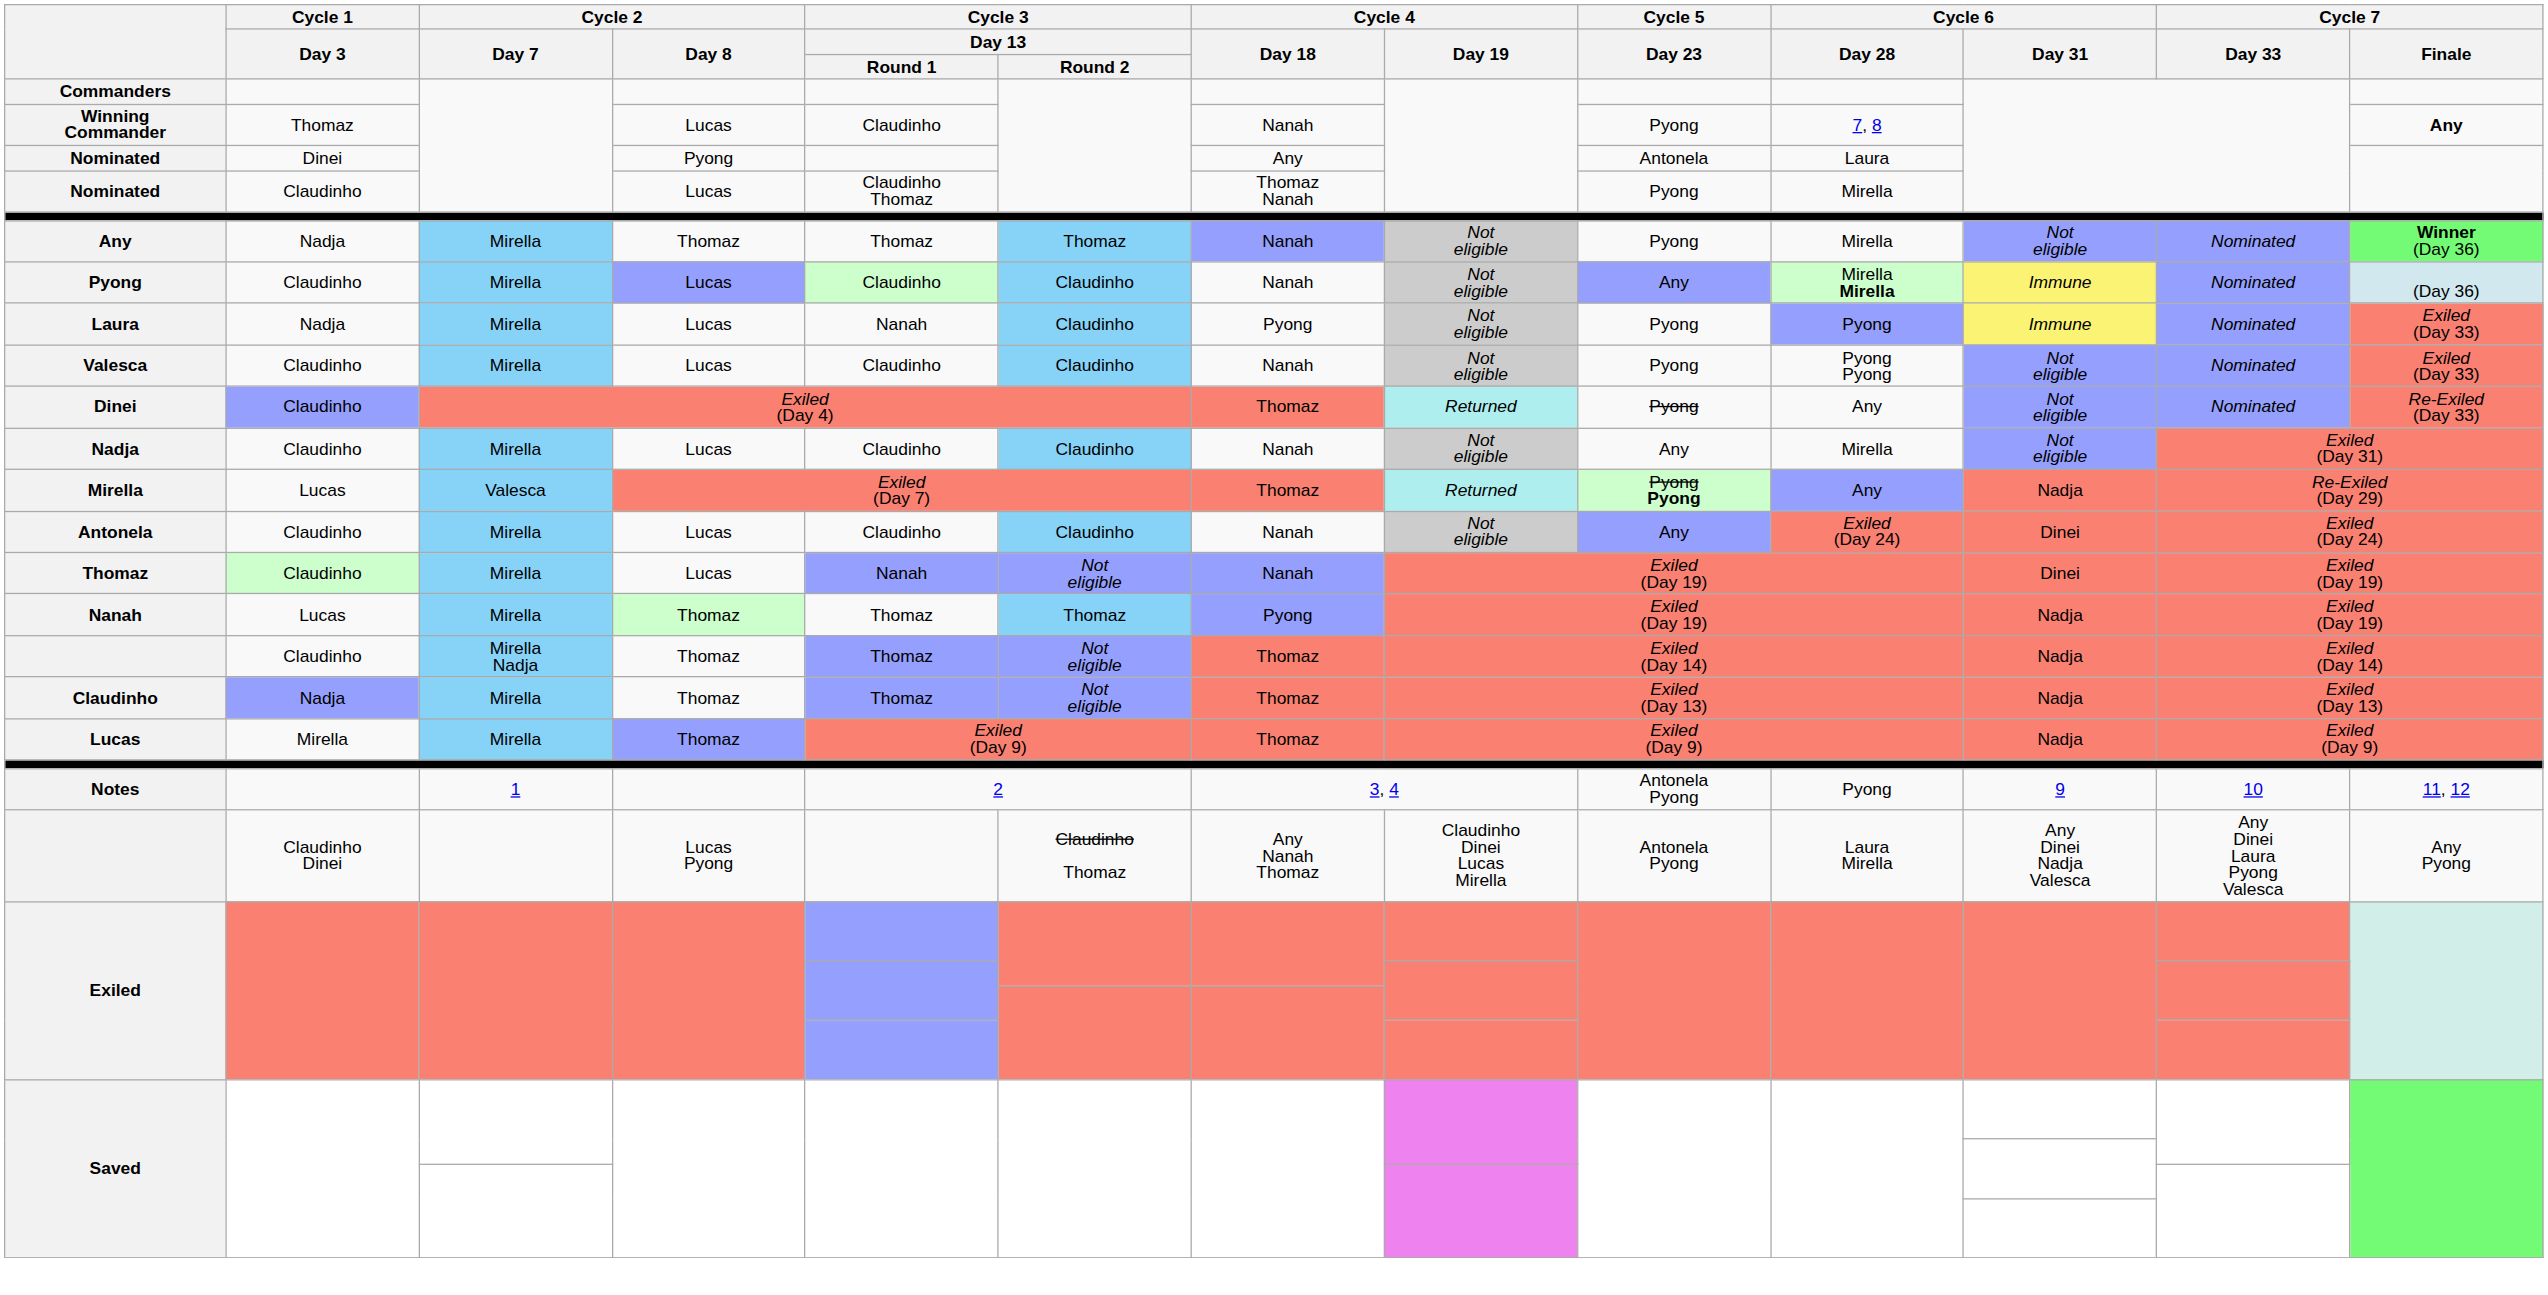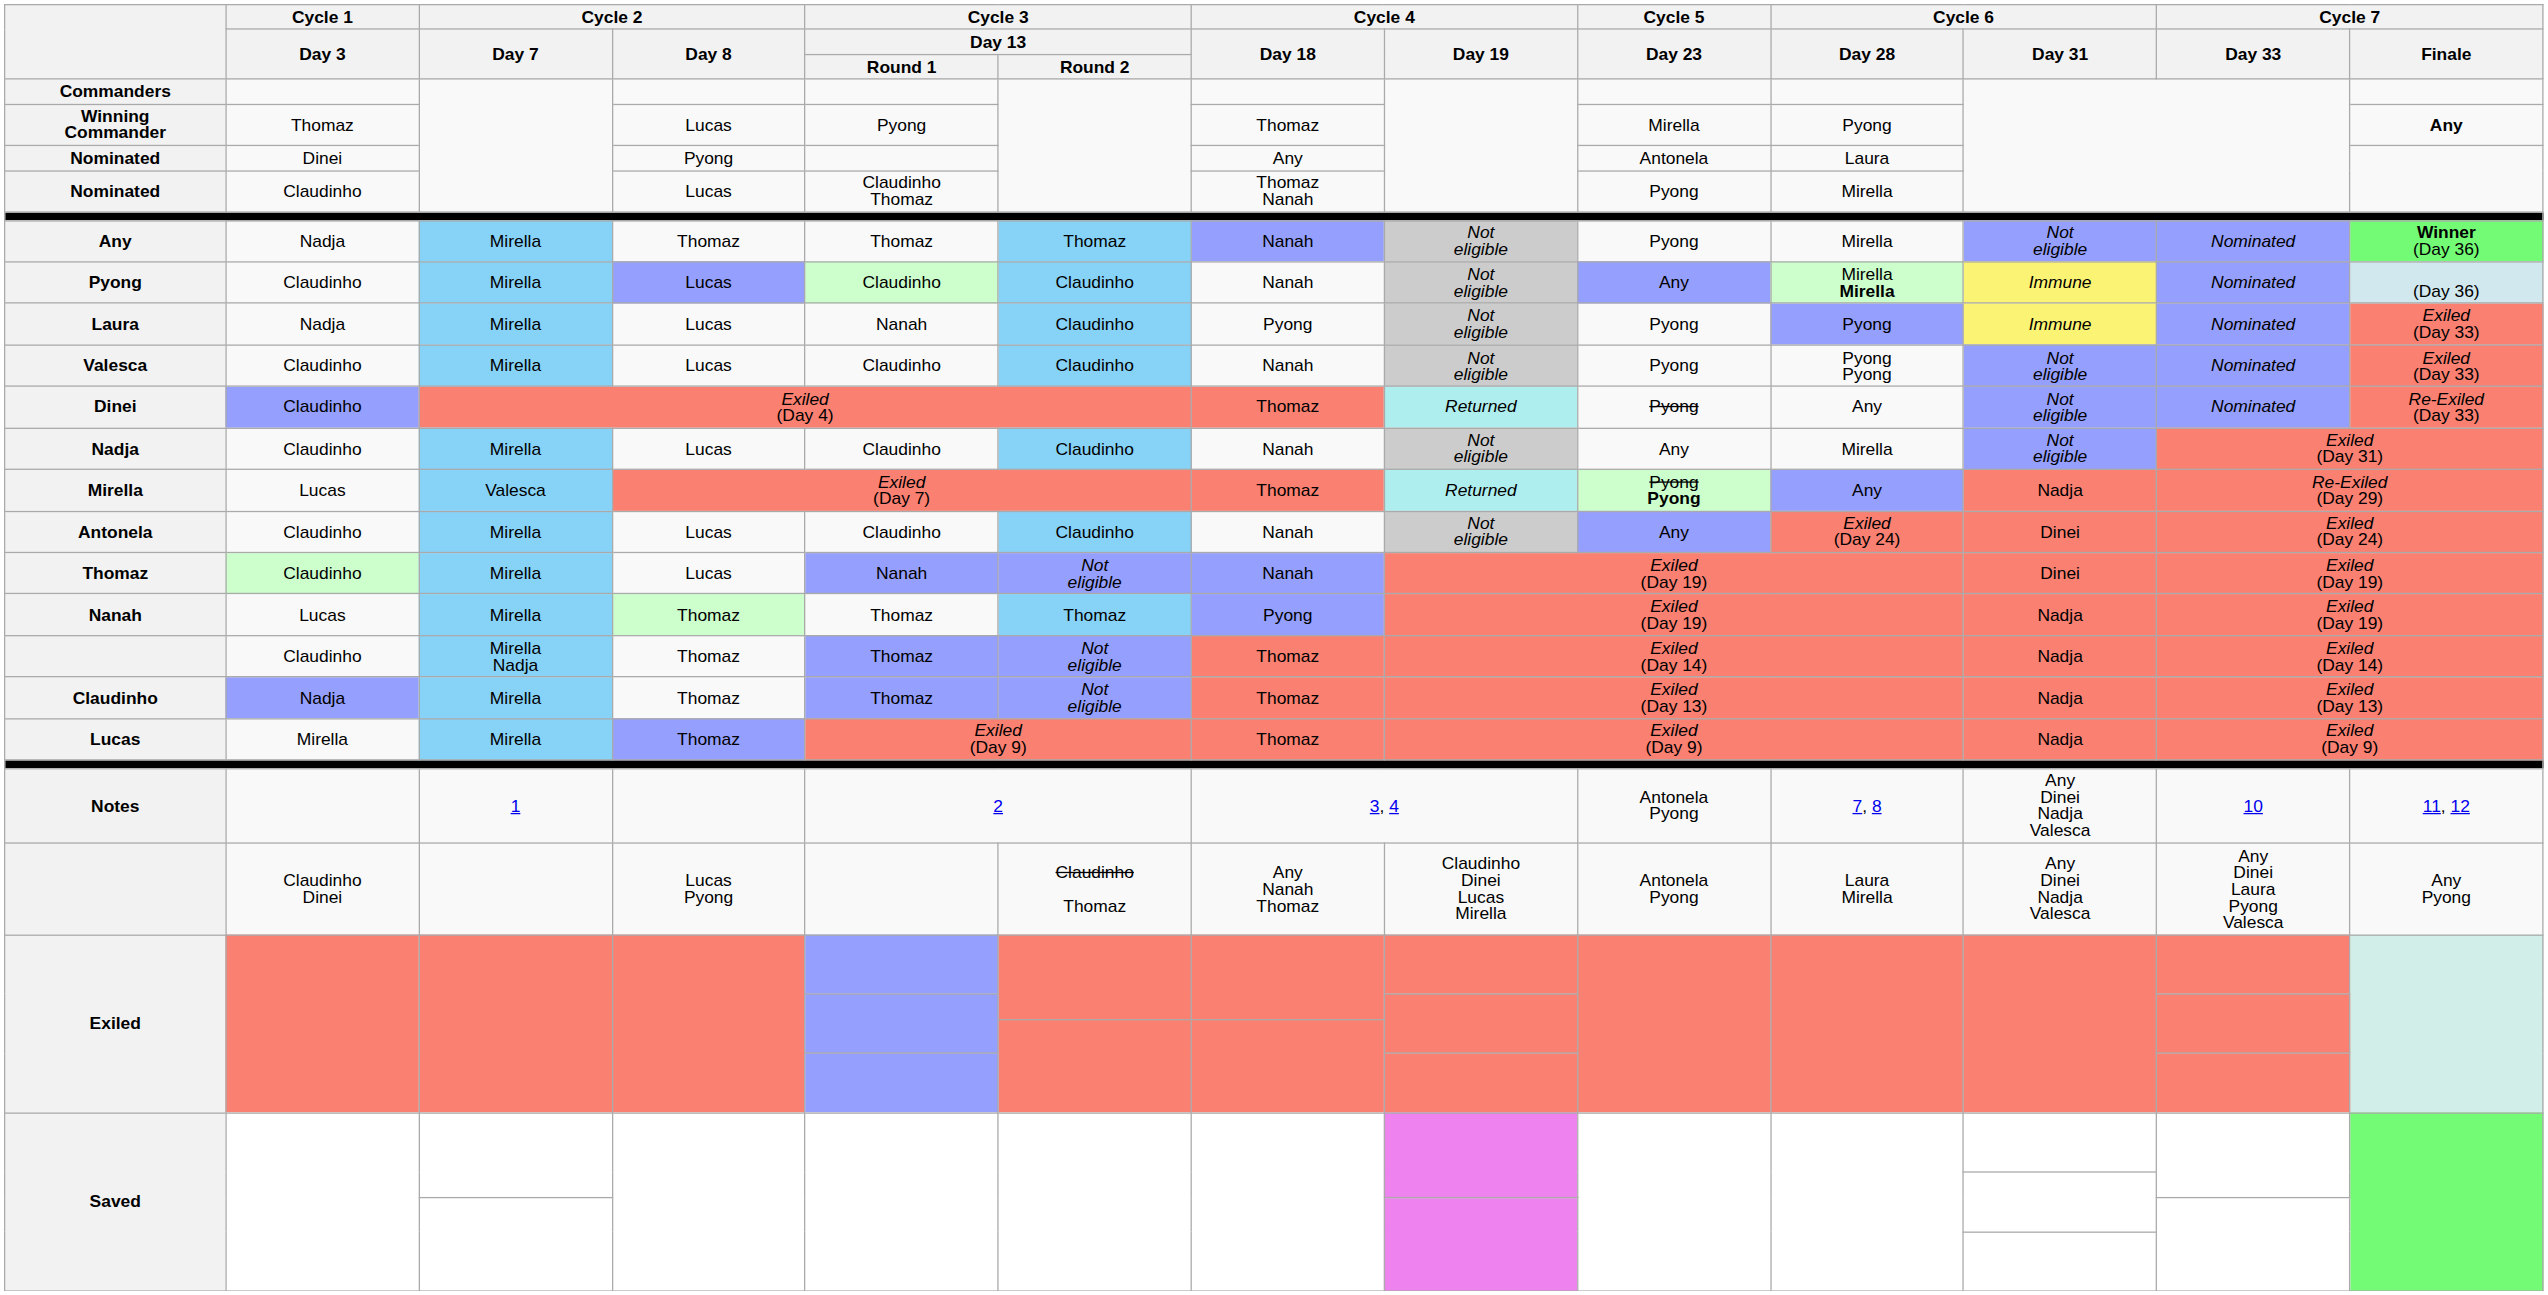(902, 125) Claudinho -> (902, 125) Pyong
(1288, 125) Nanah -> (1288, 125) Thomaz
(1674, 125) Pyong -> (1674, 125) Mirella
(1867, 125) 7, 8 -> (1867, 125) Pyong
(1867, 789) Pyong -> (1867, 805) 7, 8
(2060, 789) 9 -> (2060, 805) Any Dinei Nadja Valesca
